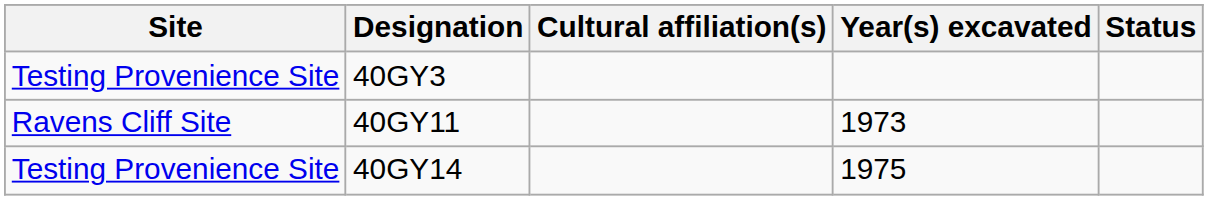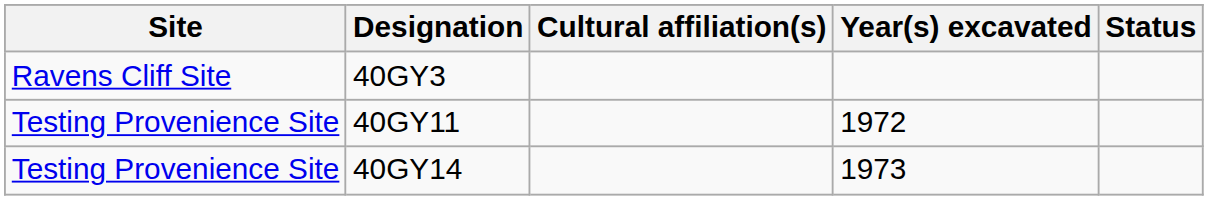(176, 75) Testing Provenience Site -> (122, 75) Ravens Cliff Site
(122, 122) Ravens Cliff Site -> (176, 122) Testing Provenience Site
(873, 122) 1973 -> (873, 122) 1972
(873, 169) 1975 -> (873, 169) 1973
